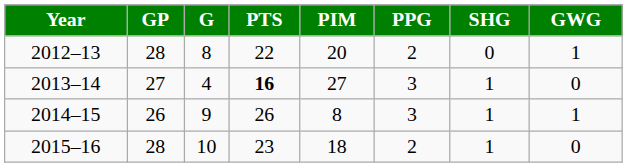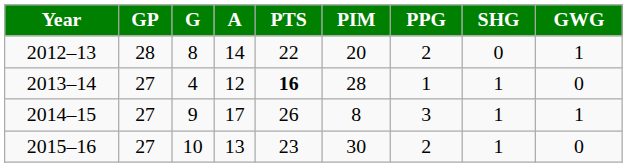+ column: (235, 20)
(337, 83) 27 -> (356, 83) 28
(412, 83) 3 -> (426, 83) 1
(155, 114) 26 -> (145, 114) 27
(155, 146) 28 -> (145, 146) 27
(337, 146) 18 -> (356, 146) 30
